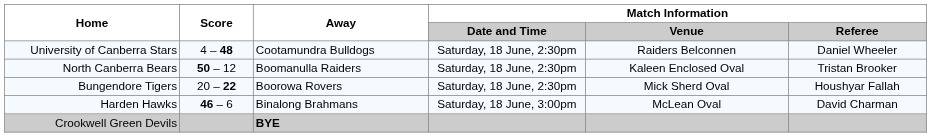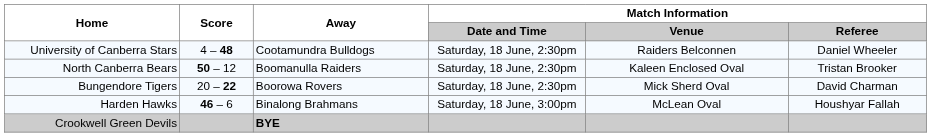(857, 86) Houshyar Fallah -> (857, 86) David Charman
(857, 104) David Charman -> (857, 104) Houshyar Fallah
